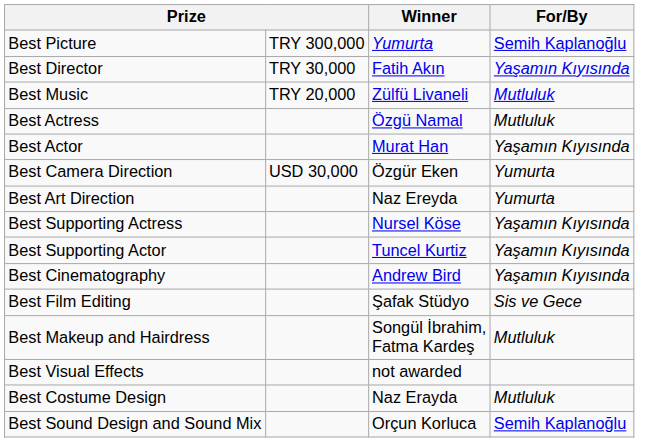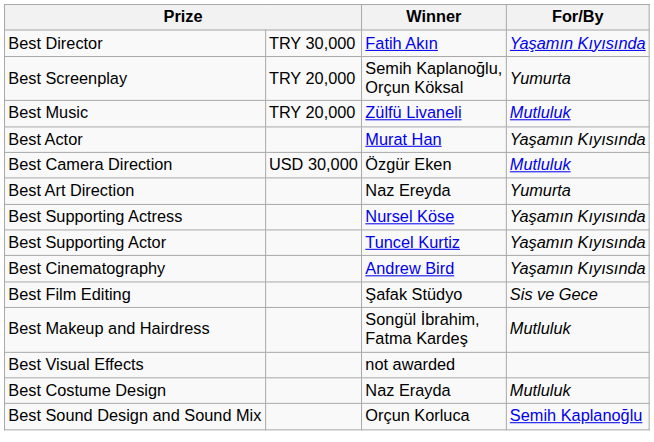- row: (52, 43)
+ row: (68, 78)
- row: (54, 120)
(524, 172) Yumurta -> (540, 165) Mutluluk
